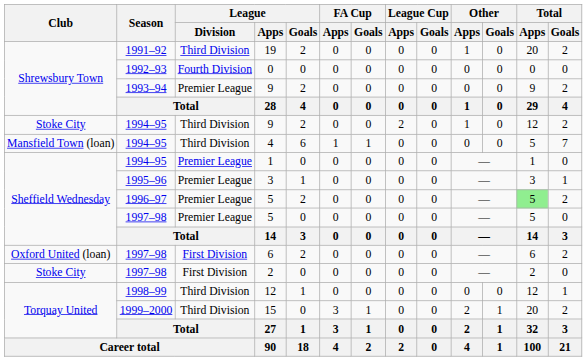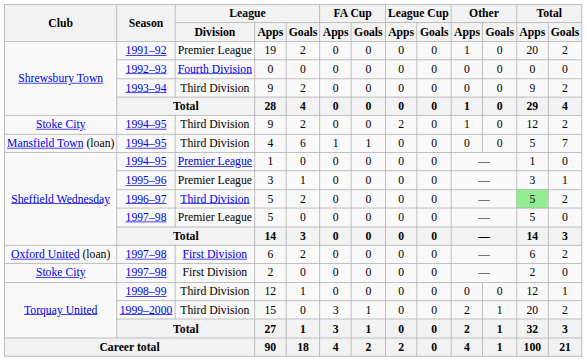(215, 50) Third Division -> (215, 50) Premier League
(215, 87) Premier League -> (215, 87) Third Division
(215, 198) Premier League -> (215, 198) Third Division
